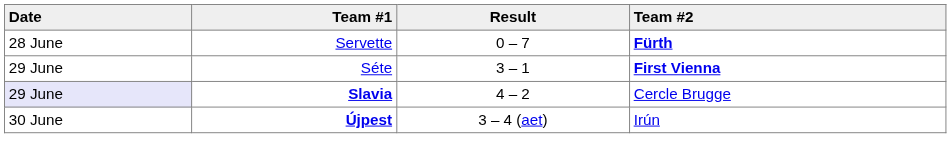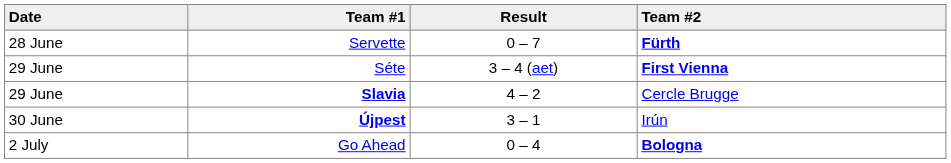(513, 68) 3 – 1 -> (523, 68) 3 – 4 (aet)
(36, 94) lavender background -> (36, 94) no background
(513, 119) 3 – 4 (aet) -> (523, 119) 3 – 1
+ row: (372, 145)
